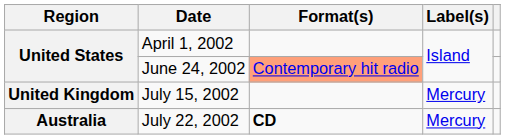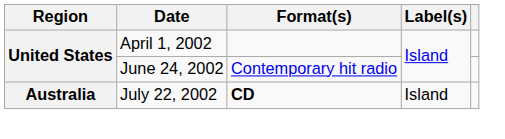(336, 69) lightsalmon background -> (314, 69) no background
- row: (190, 95)
(456, 120) Mercury -> (426, 95) Island
